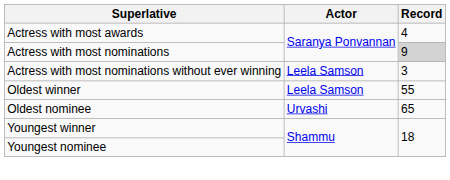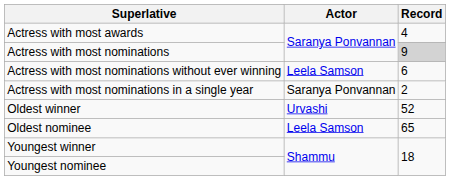(404, 71) 3 -> (404, 71) 6
+ row: (130, 90)
(325, 90) Leela Samson -> (307, 109) Urvashi
(408, 90) 55 -> (408, 109) 52
(307, 109) Urvashi -> (325, 128) Leela Samson
